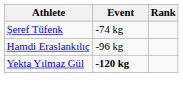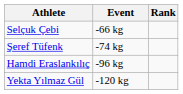+ row: (33, 30)
(112, 64) bold -> (112, 81) normal
